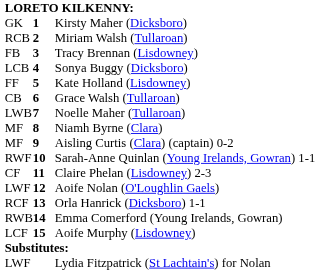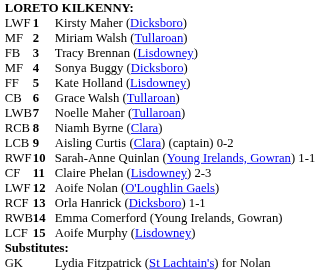(14, 23) GK -> (18, 23) LWF
(17, 38) RCB -> (14, 38) MF
(17, 68) LCB -> (14, 68) MF
(14, 128) MF -> (17, 128) RCB
(14, 143) MF -> (17, 143) LCB
(18, 262) LWF -> (14, 262) GK
